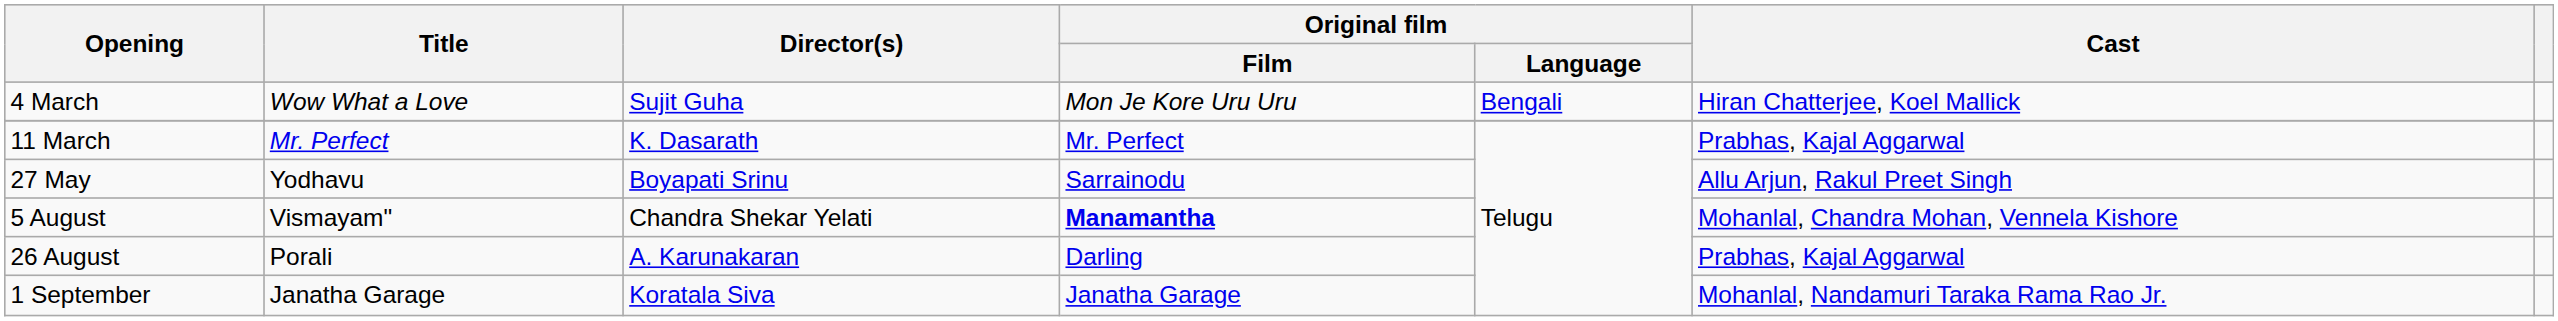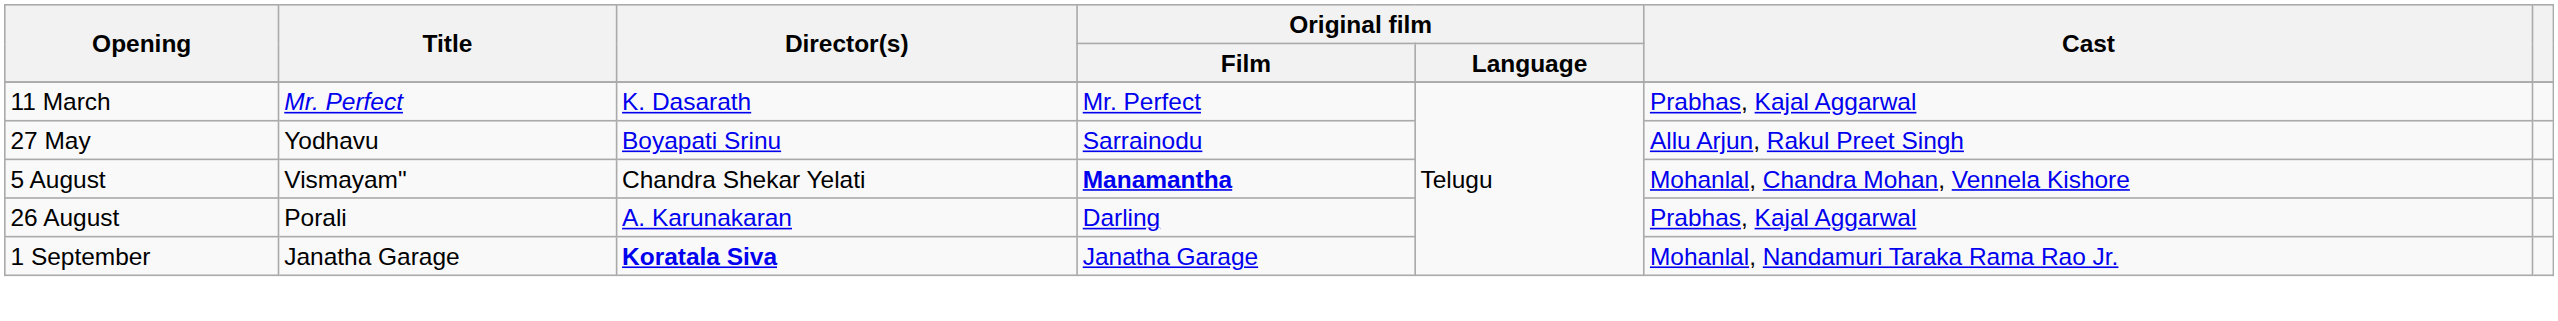- row: (55, 102)
(702, 296) normal -> (700, 257) bold
